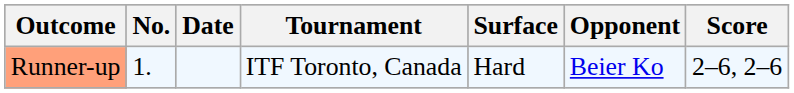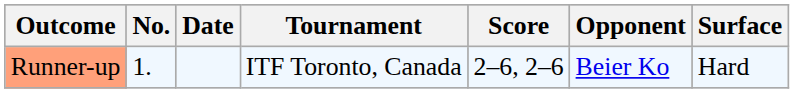columns swapped: (516, 24) <-> (737, 24)
